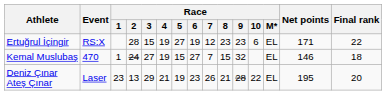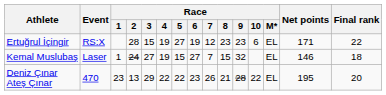(90, 57) 470 -> (94, 57) Laser
(94, 78) Laser -> (90, 78) 470
(164, 78) 21 -> (164, 78) 22
(180, 78) 19 -> (180, 78) 22
